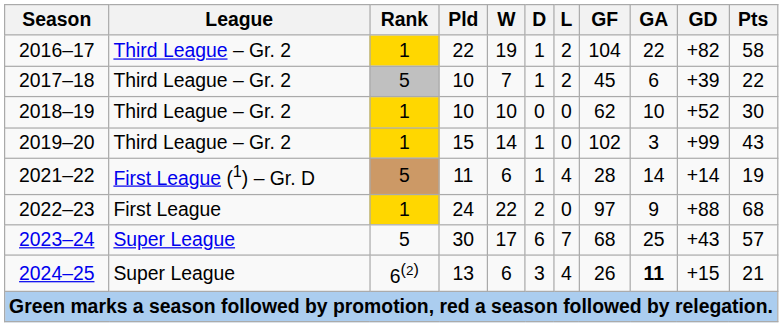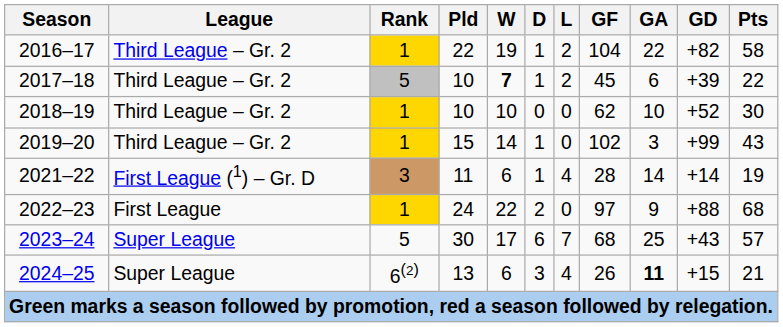(506, 81) normal -> (506, 81) bold
(404, 175) 5 -> (404, 175) 3
